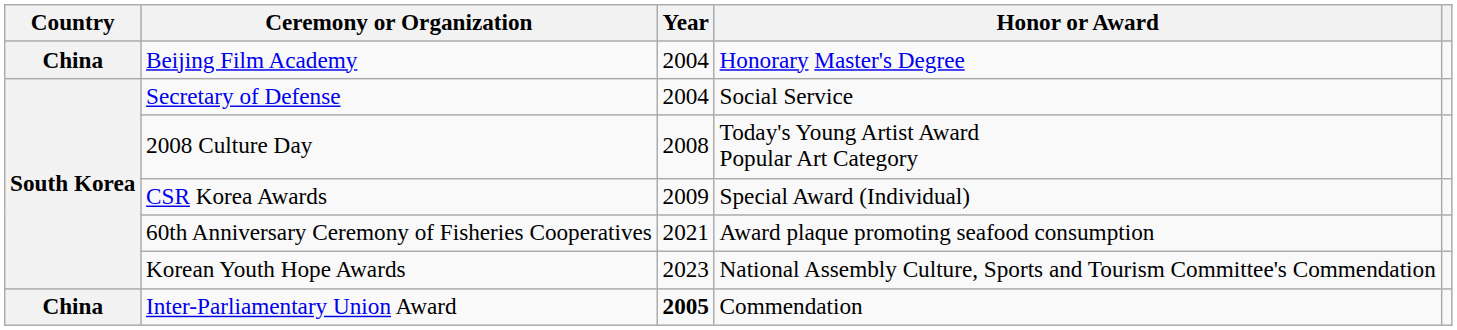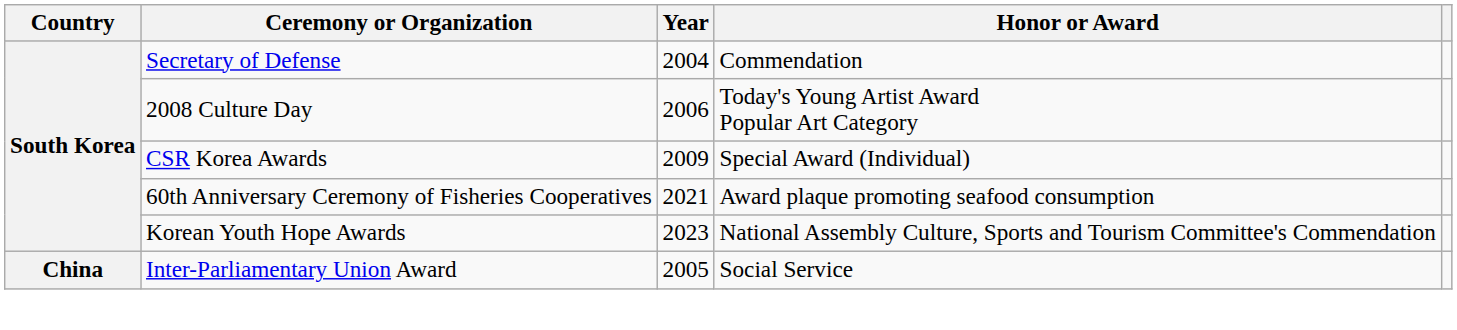- row: (252, 59)
(786, 96) Social Service -> (791, 59) Commendation
(686, 146) 2008 -> (686, 109) 2006
(686, 306) bold -> (686, 269) normal
(791, 306) Commendation -> (786, 269) Social Service
